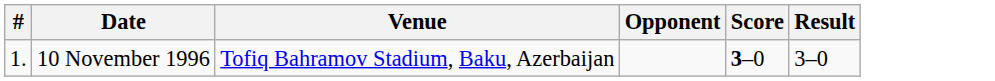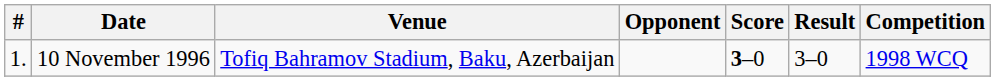+ column: (925, 22)
